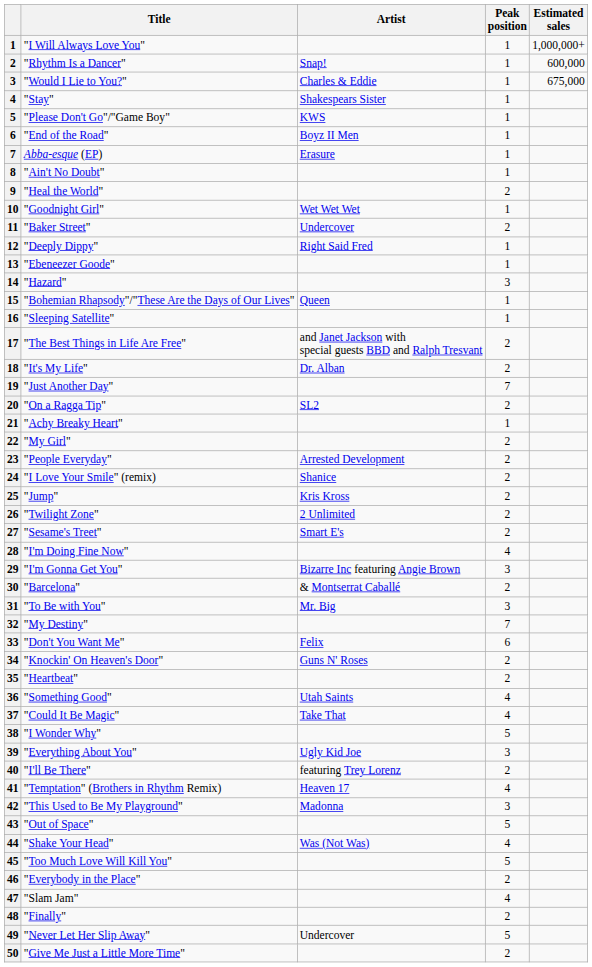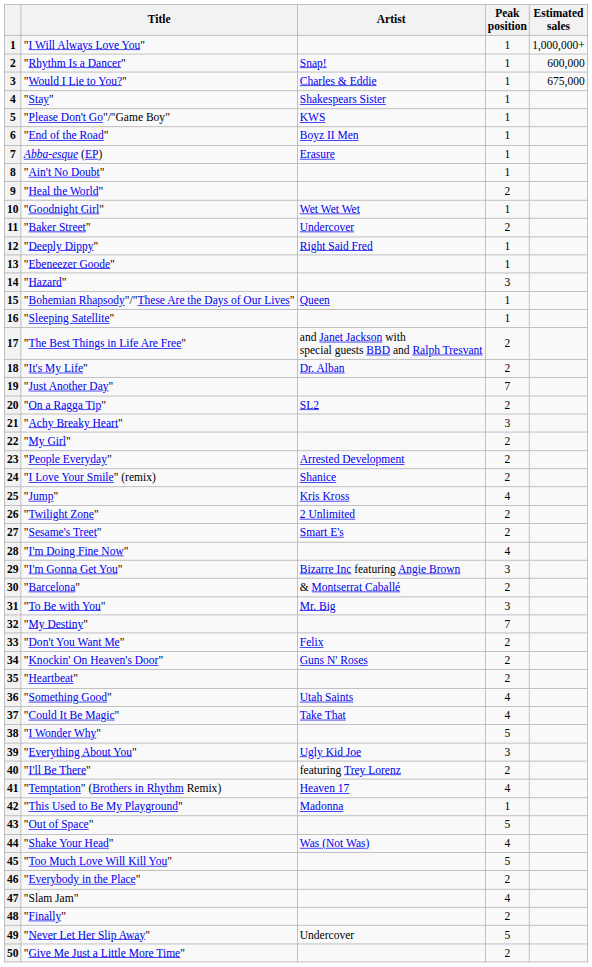(507, 423) 1 -> (507, 423) 3
(507, 496) 2 -> (507, 496) 4
(507, 642) 6 -> (507, 642) 2
(507, 806) 3 -> (507, 806) 1
